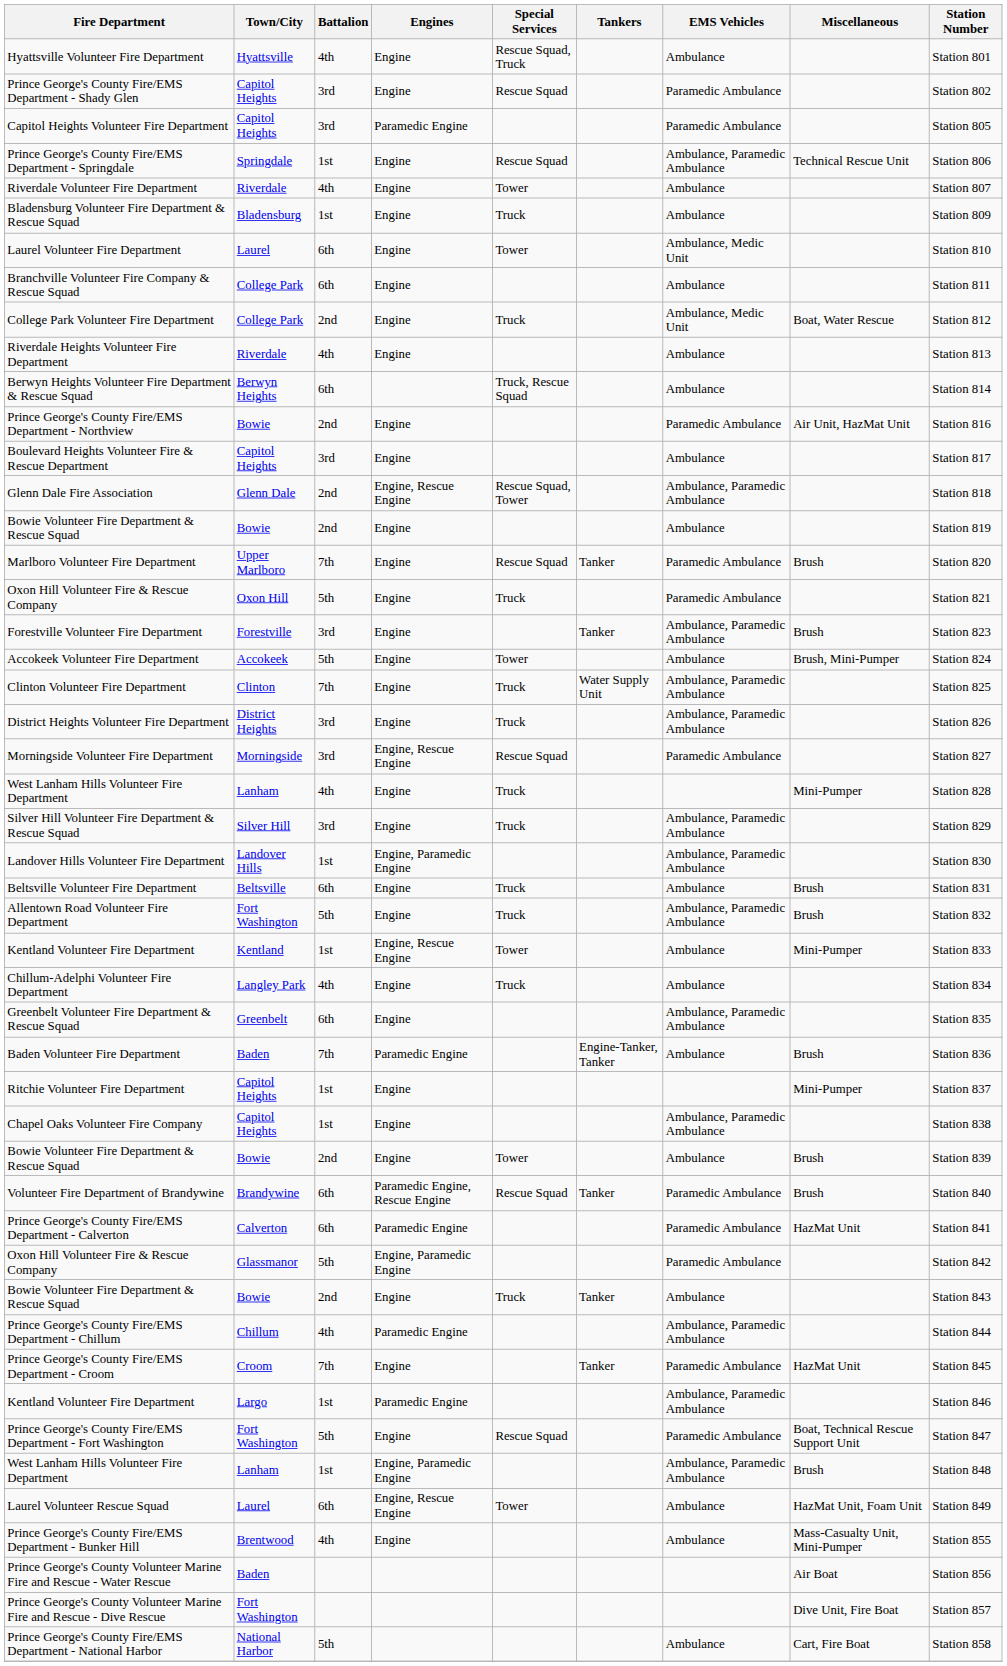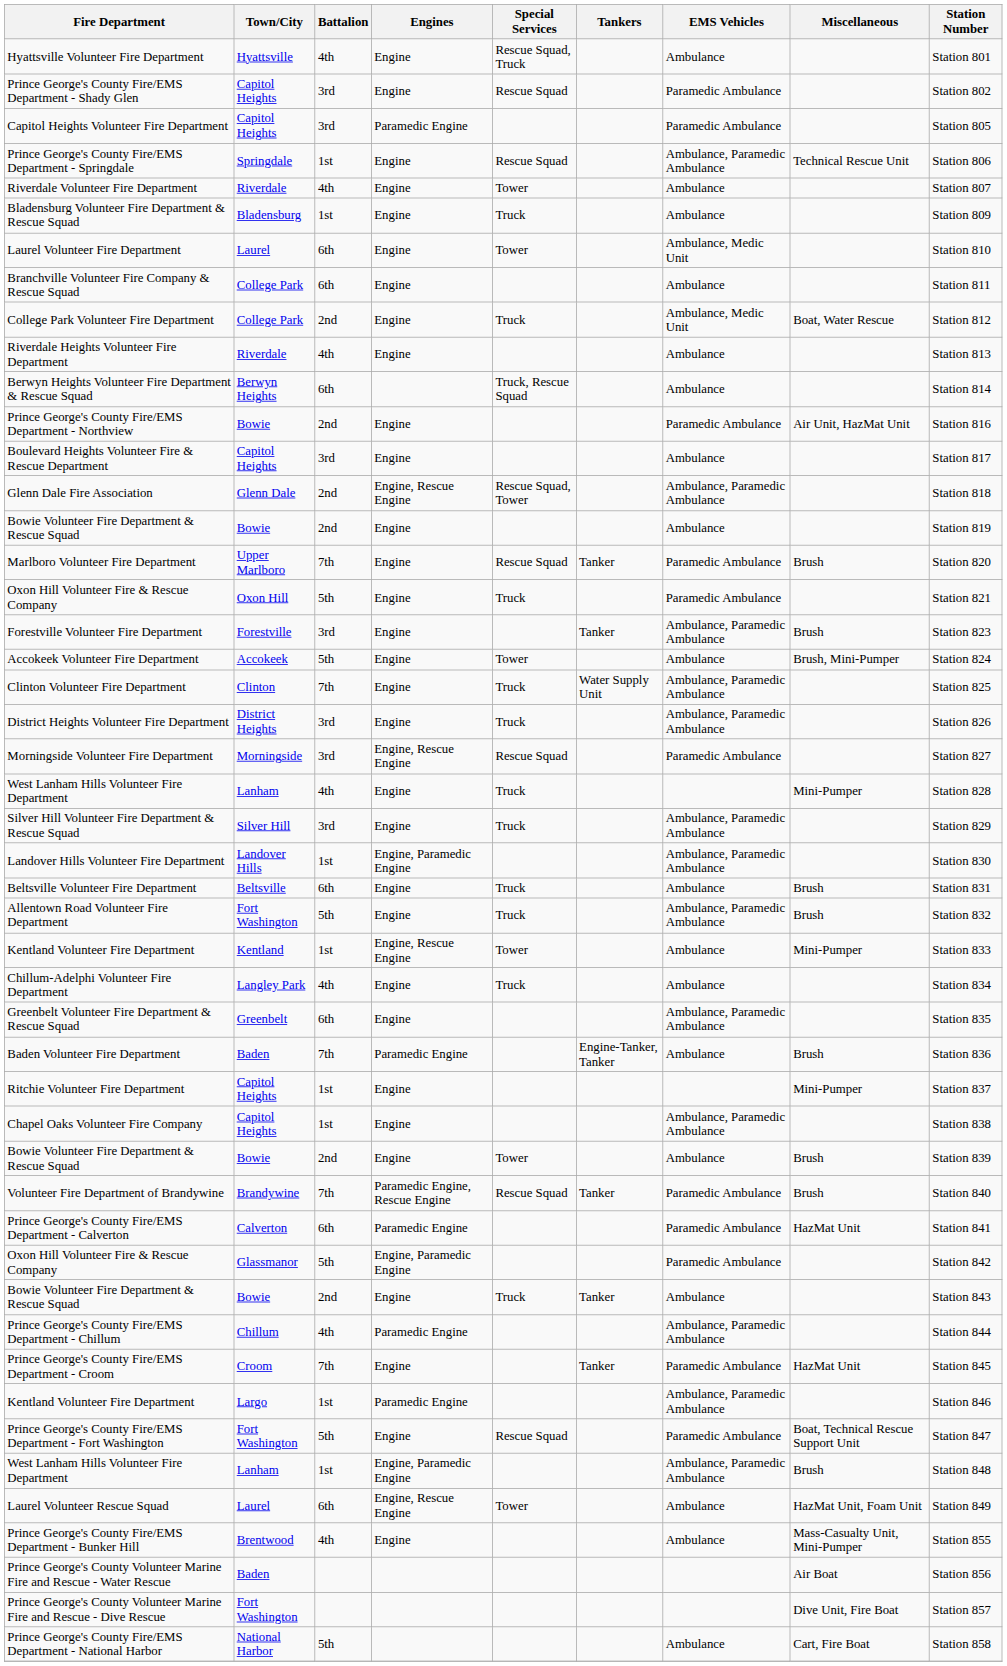(326, 1193) 6th -> (326, 1193) 7th
